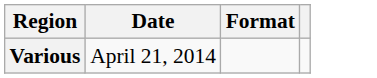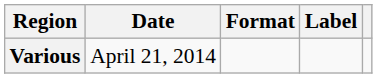+ column: (331, 21)
